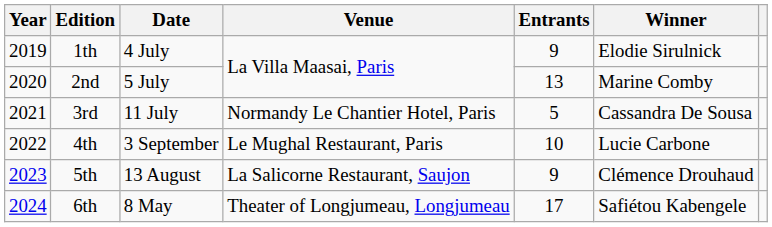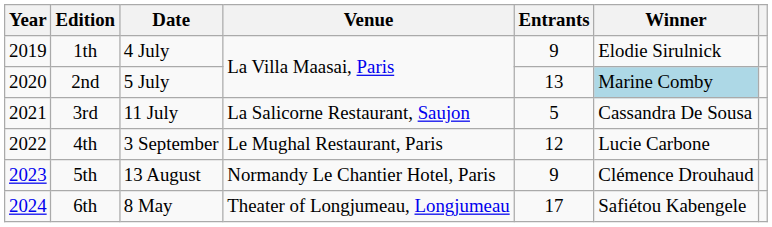(656, 82) no background -> (656, 82) lightblue background
(361, 113) Normandy Le Chantier Hotel, Paris -> (349, 113) La Salicorne Restaurant, Saujon
(554, 144) 10 -> (554, 144) 12
(349, 175) La Salicorne Restaurant, Saujon -> (361, 175) Normandy Le Chantier Hotel, Paris
